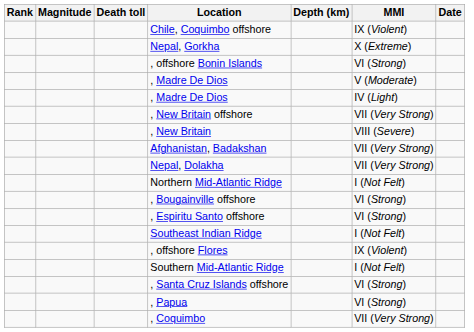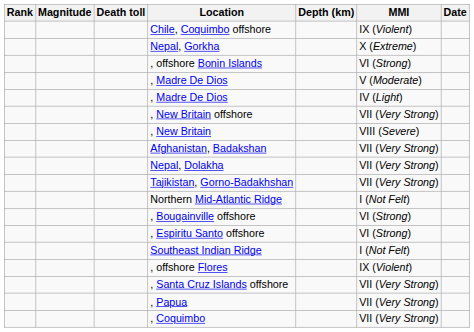+ row: (20, 183)
- row: (20, 268)
(380, 285) VI (Strong) -> (399, 285) VII (Very Strong)
(380, 302) VI (Strong) -> (399, 302) VII (Very Strong)
